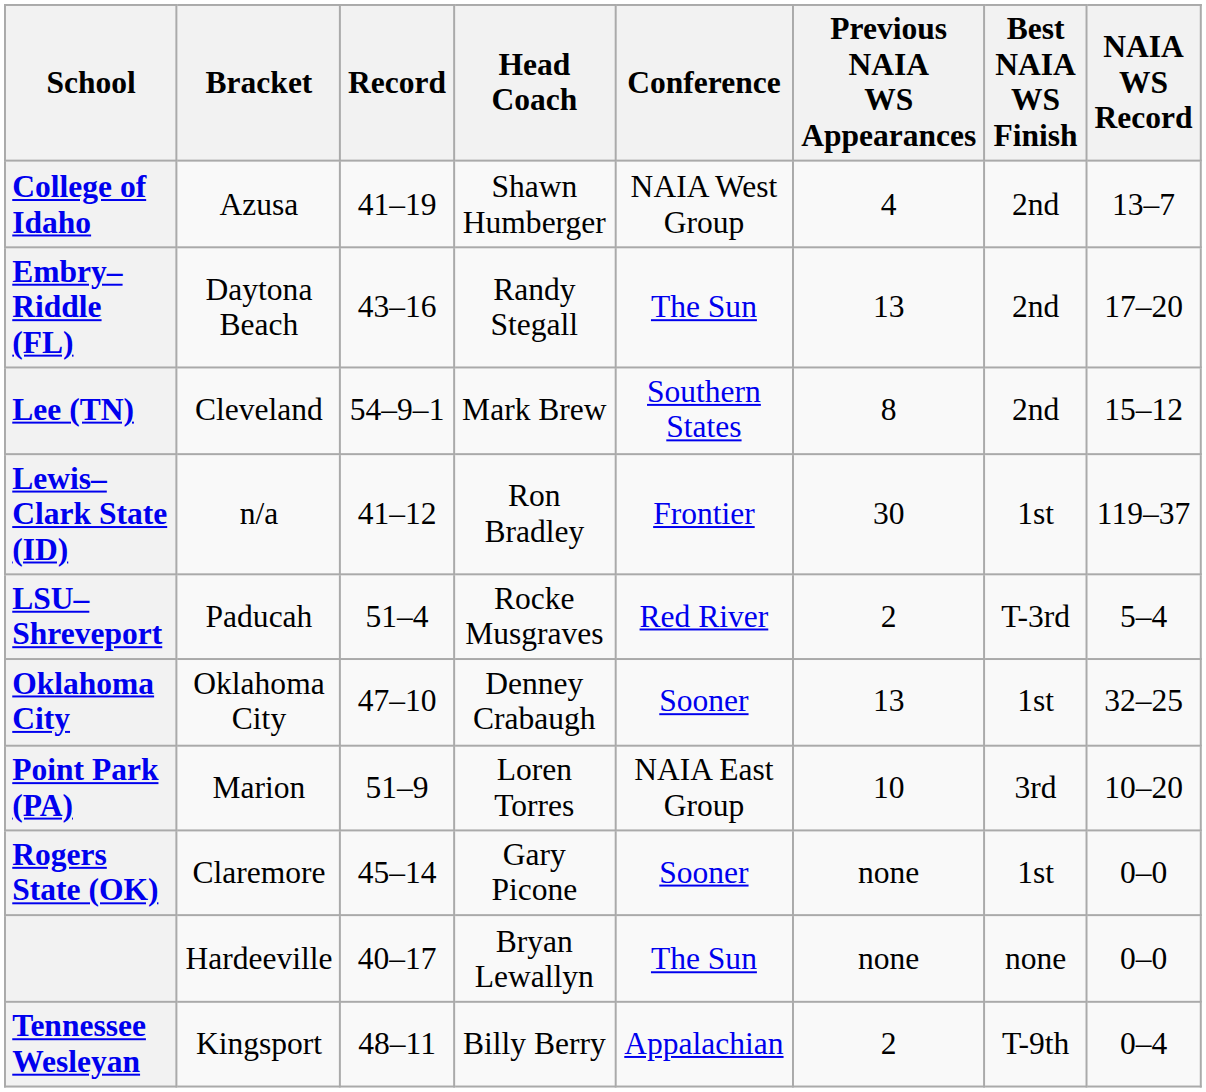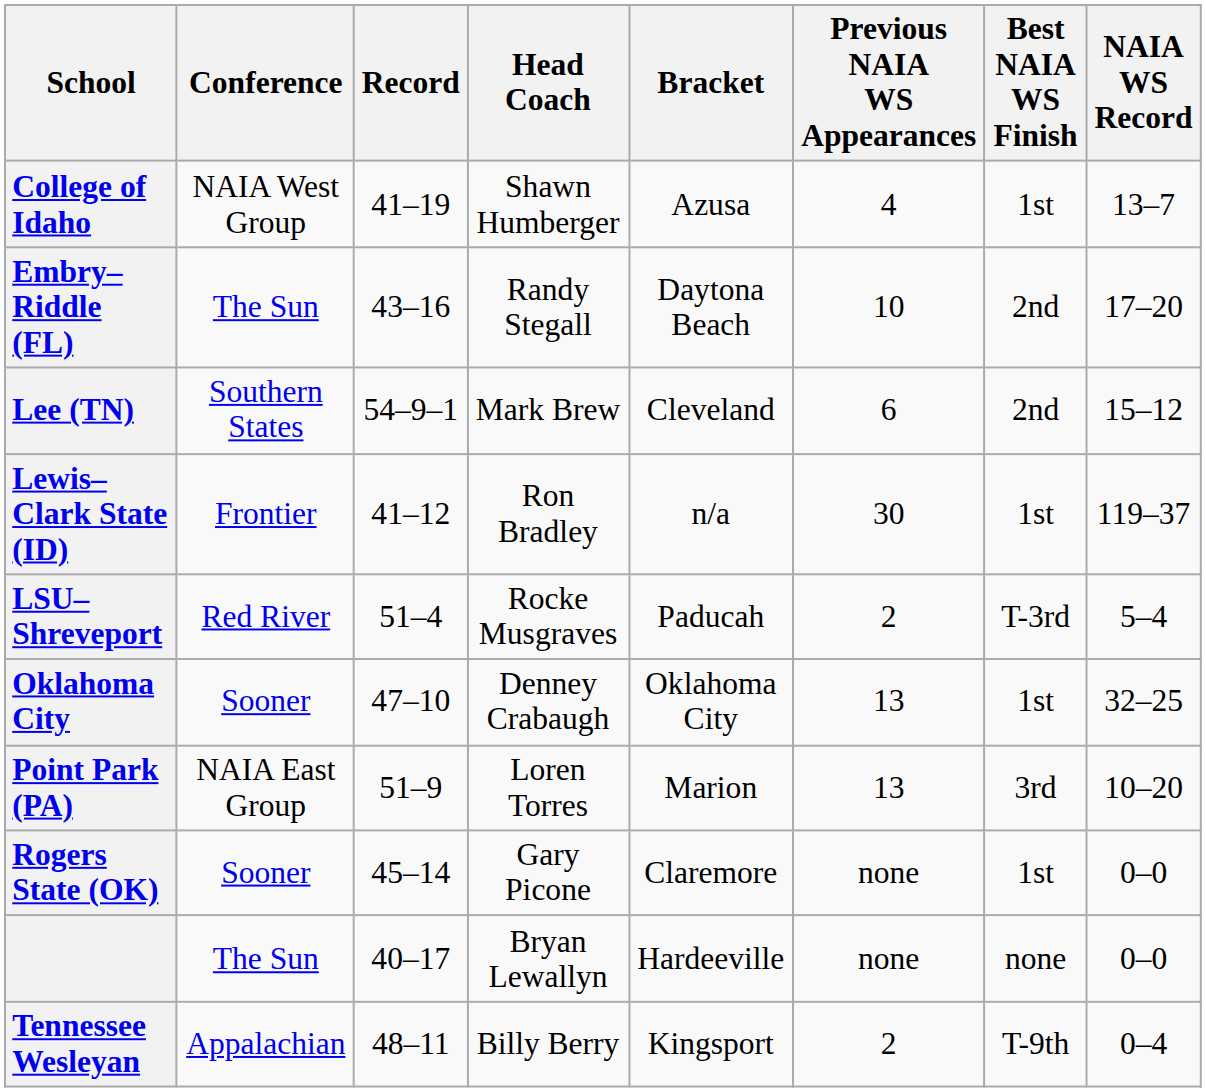columns swapped: (704, 82) <-> (259, 82)
(1036, 203) 2nd -> (1036, 203) 1st
(889, 306) 13 -> (889, 306) 10
(889, 409) 8 -> (889, 409) 6
(889, 787) 10 -> (889, 787) 13
